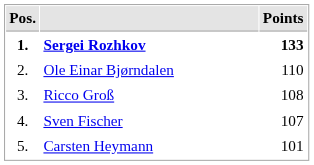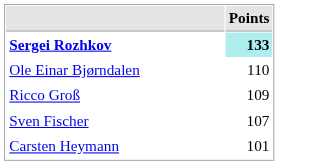- column: (23, 18)
(292, 44) no background -> (258, 44) paleturquoise background
(292, 95) 108 -> (258, 95) 109
